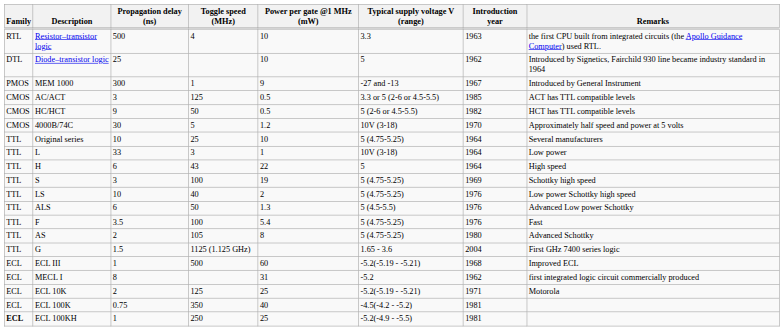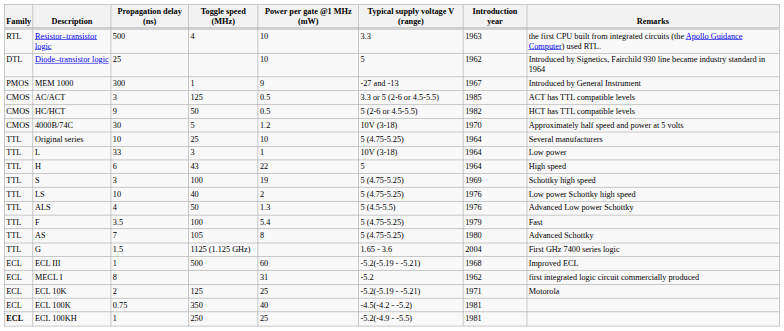(115, 208) 6 -> (115, 208) 4
(473, 222) 1976 -> (473, 222) 1979
(115, 236) 2 -> (115, 236) 7
